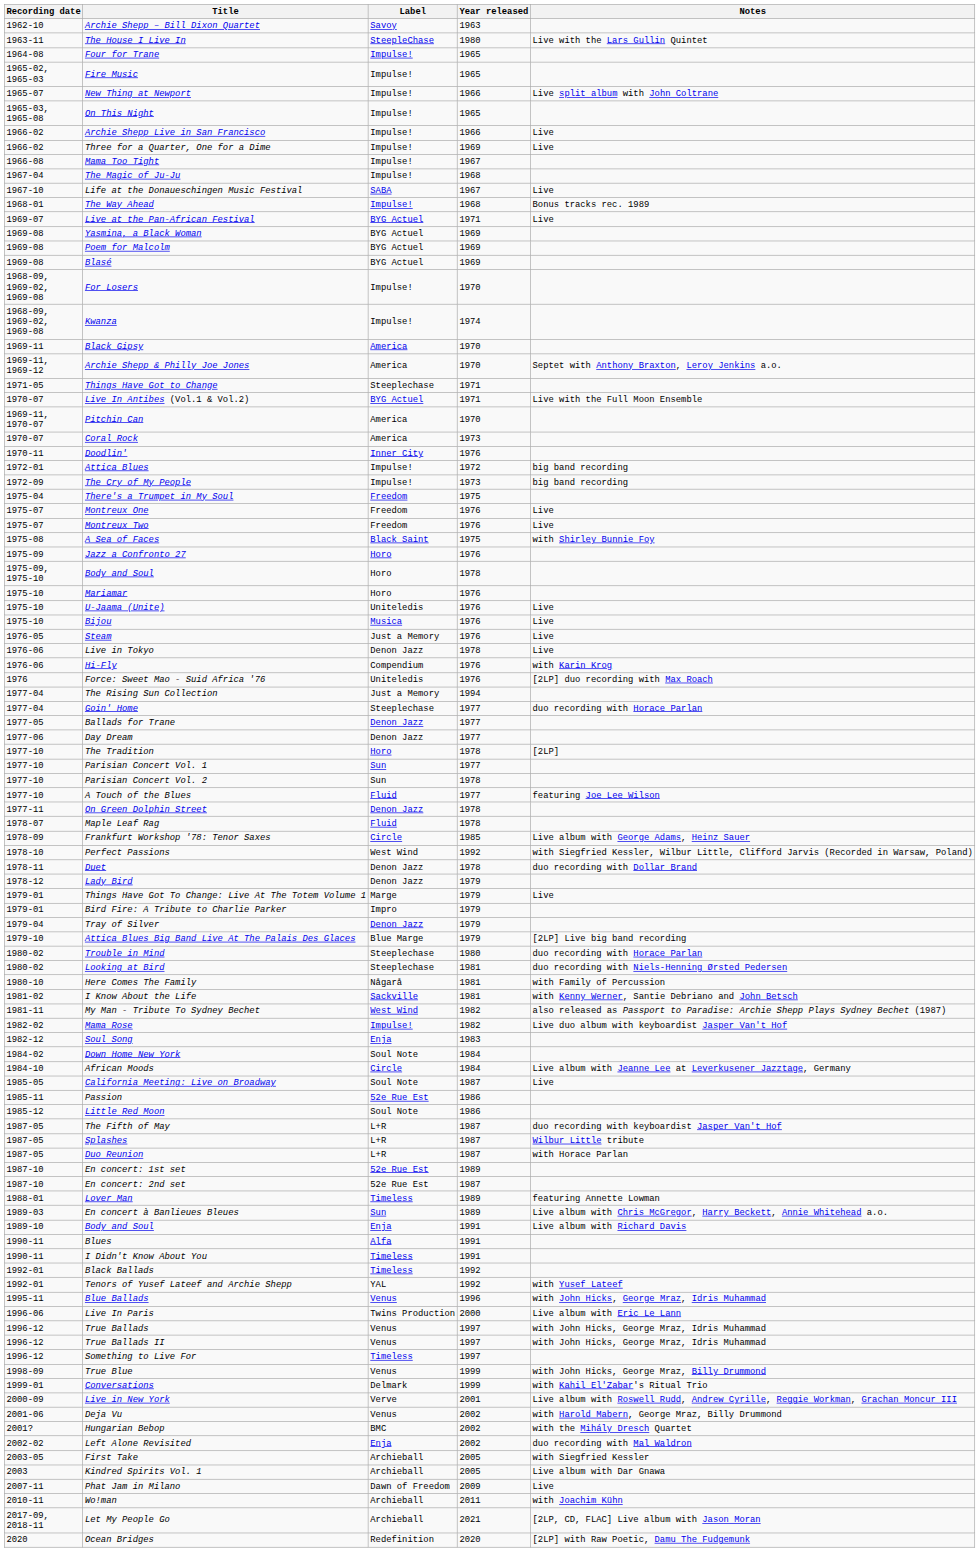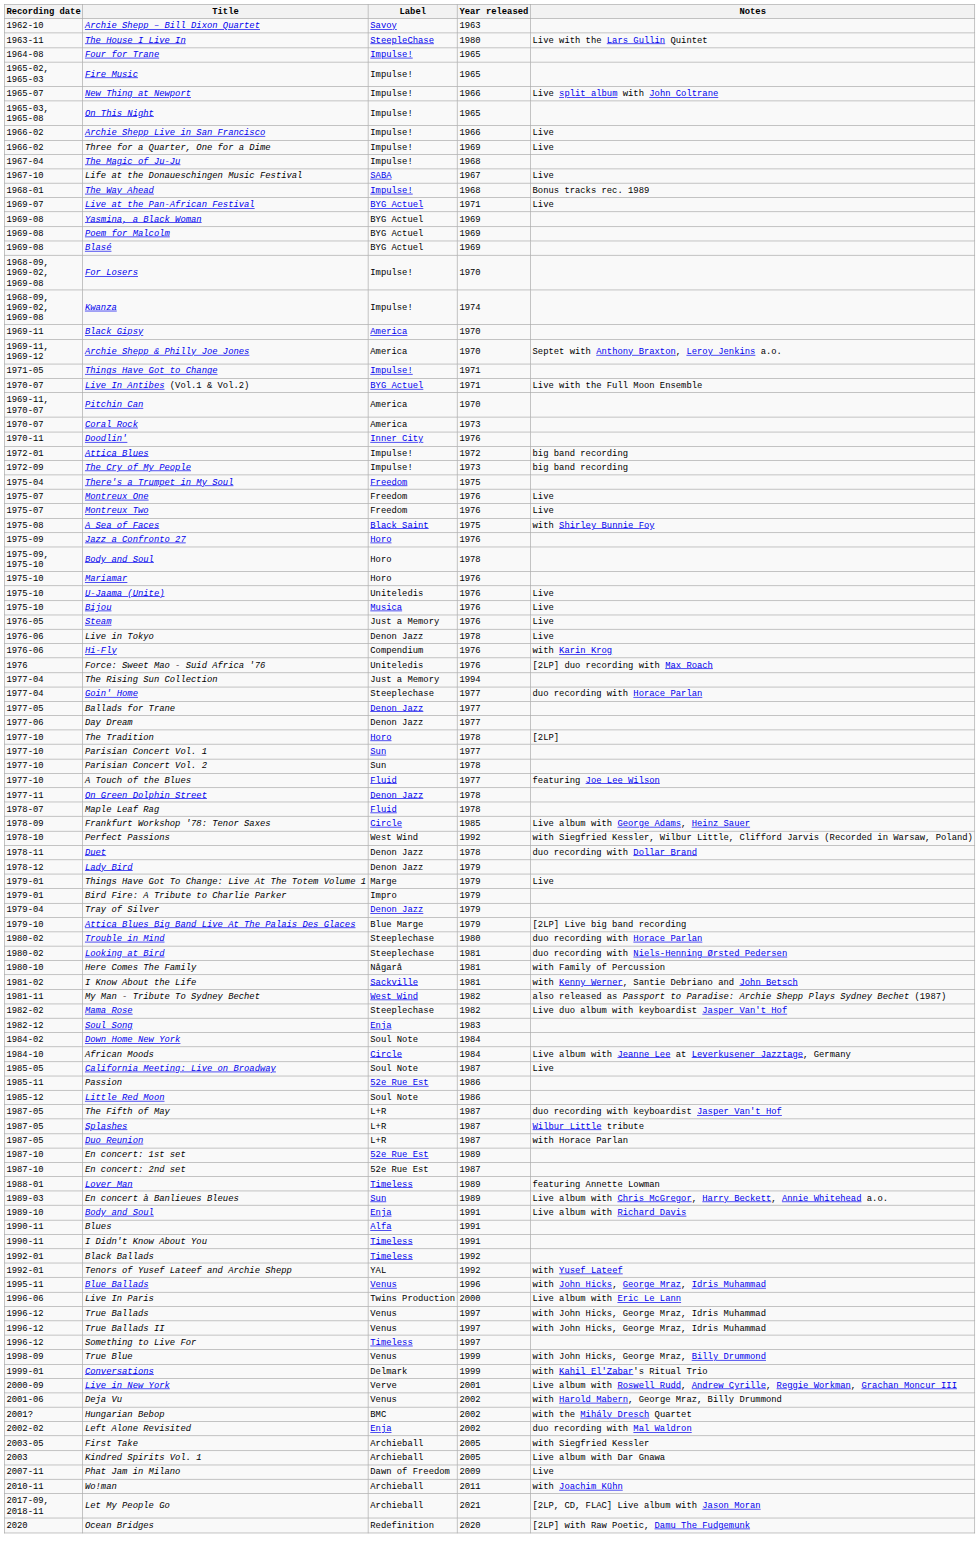- row: (25, 162)
(402, 386) Steeplechase -> (392, 371) Impulse!
(392, 1025) Impulse! -> (402, 1011) Steeplechase
